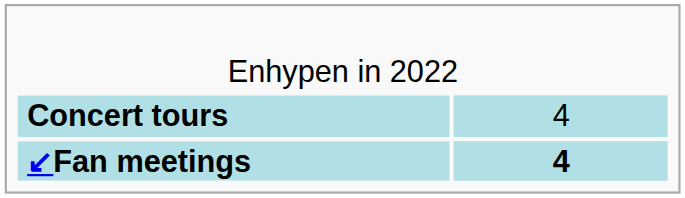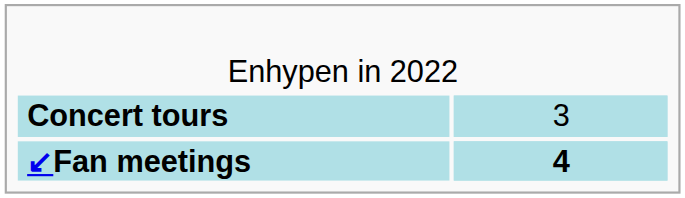(561, 115) 4 -> (561, 115) 3
